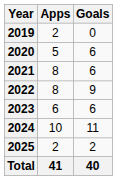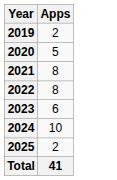- column: (93, 14)
